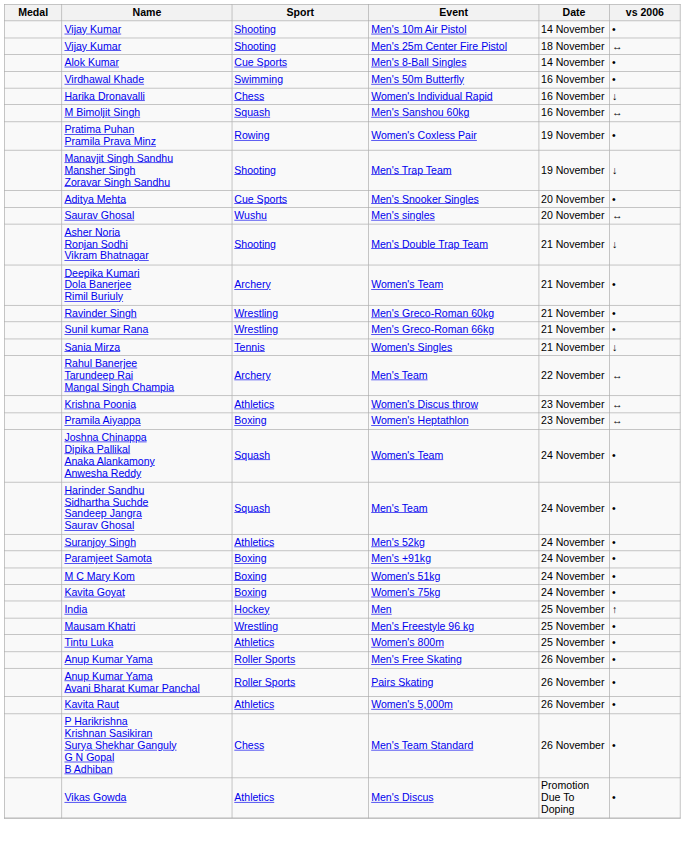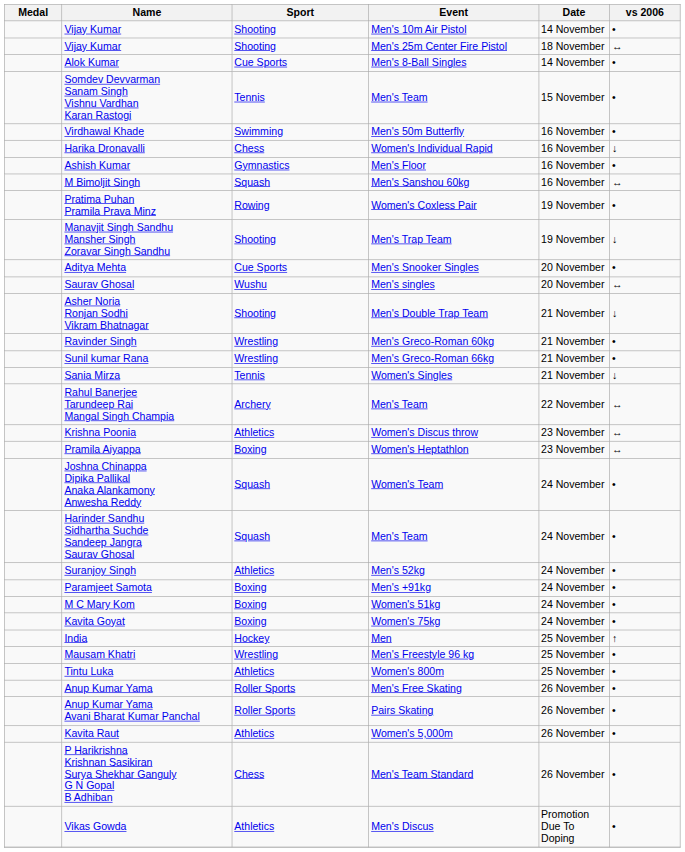+ row: (112, 97)
+ row: (97, 165)
- row: (102, 285)
